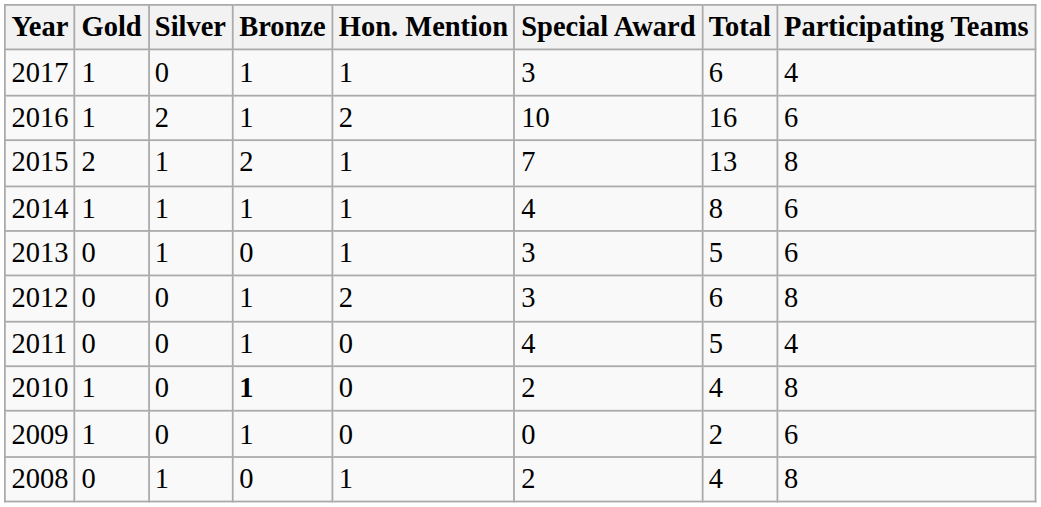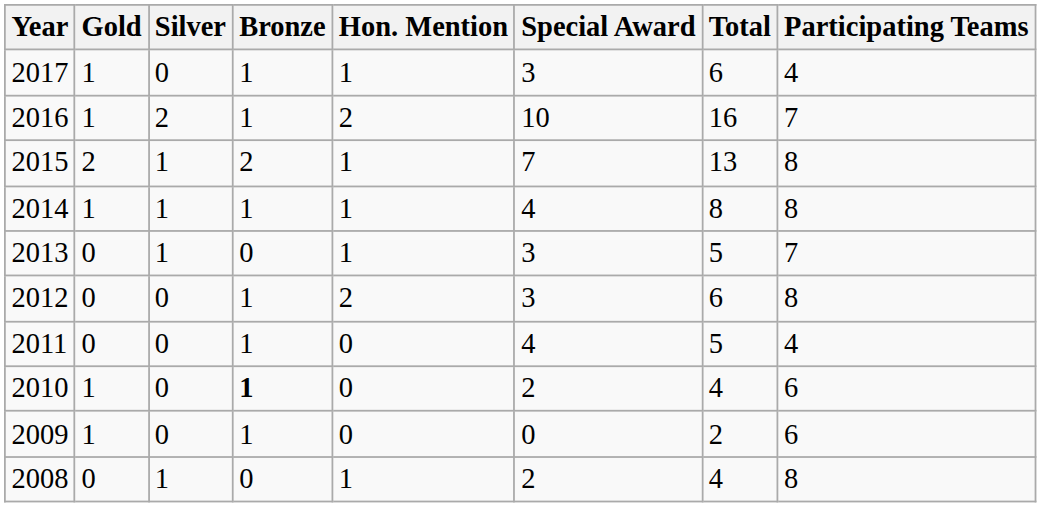(791, 117) 6 -> (791, 117) 7
(791, 207) 6 -> (791, 207) 8
(791, 252) 6 -> (791, 252) 7
(791, 388) 8 -> (791, 388) 6
